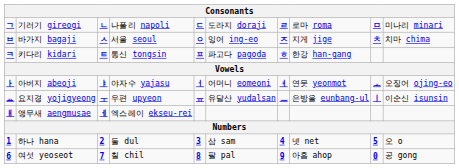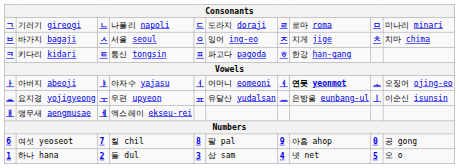(319, 83) normal -> (319, 83) bold
rows swapped: (38, 141) <-> (46, 156)
